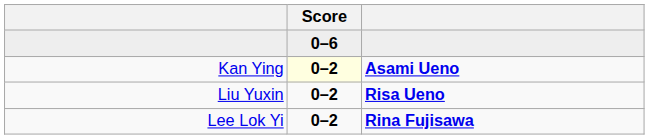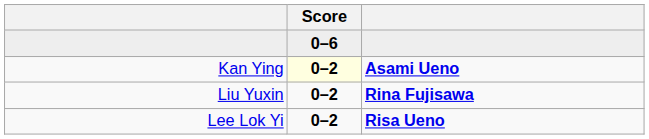(405, 95) Risa Ueno -> (419, 95) Rina Fujisawa
(419, 120) Rina Fujisawa -> (405, 120) Risa Ueno
